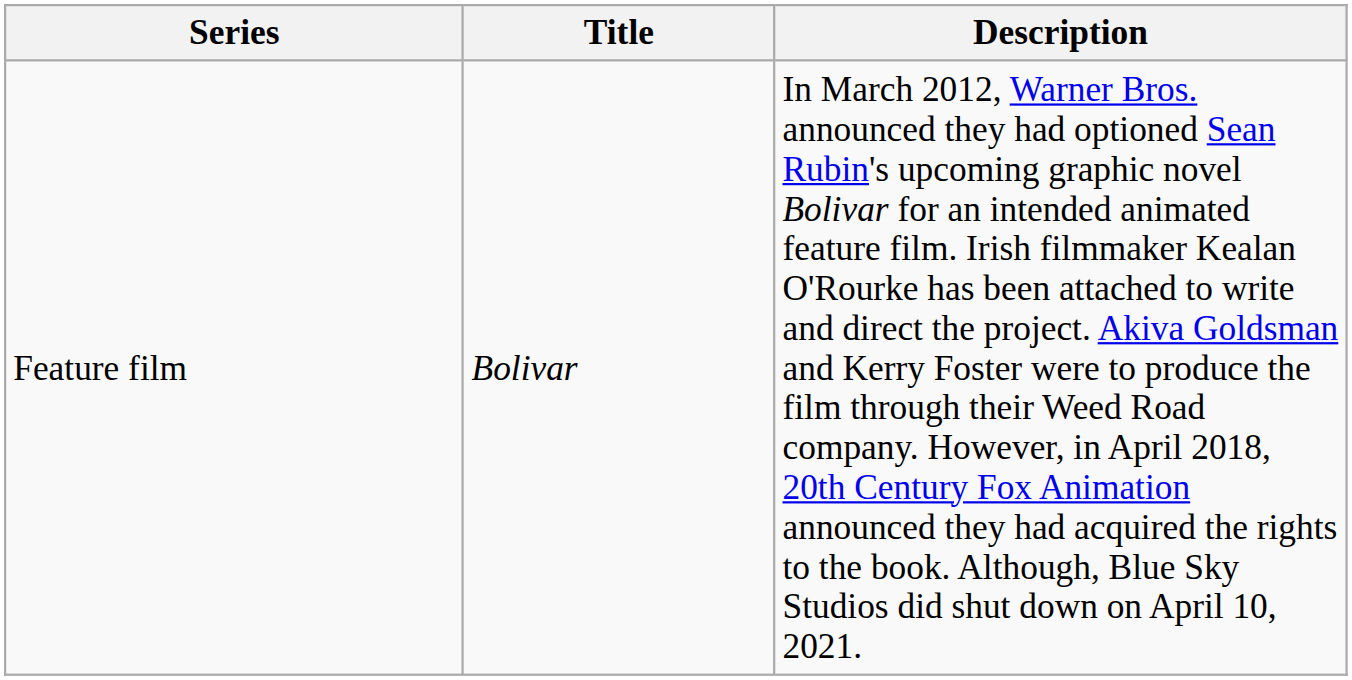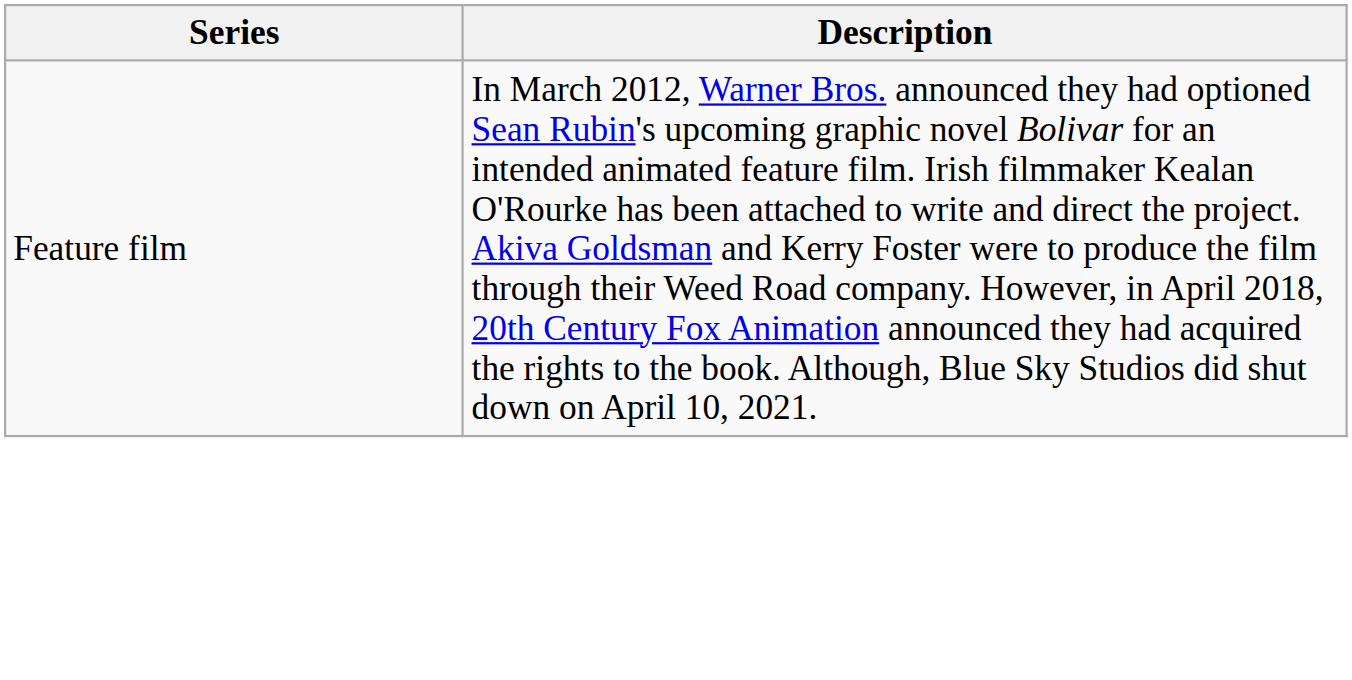- column: (619, 32)
